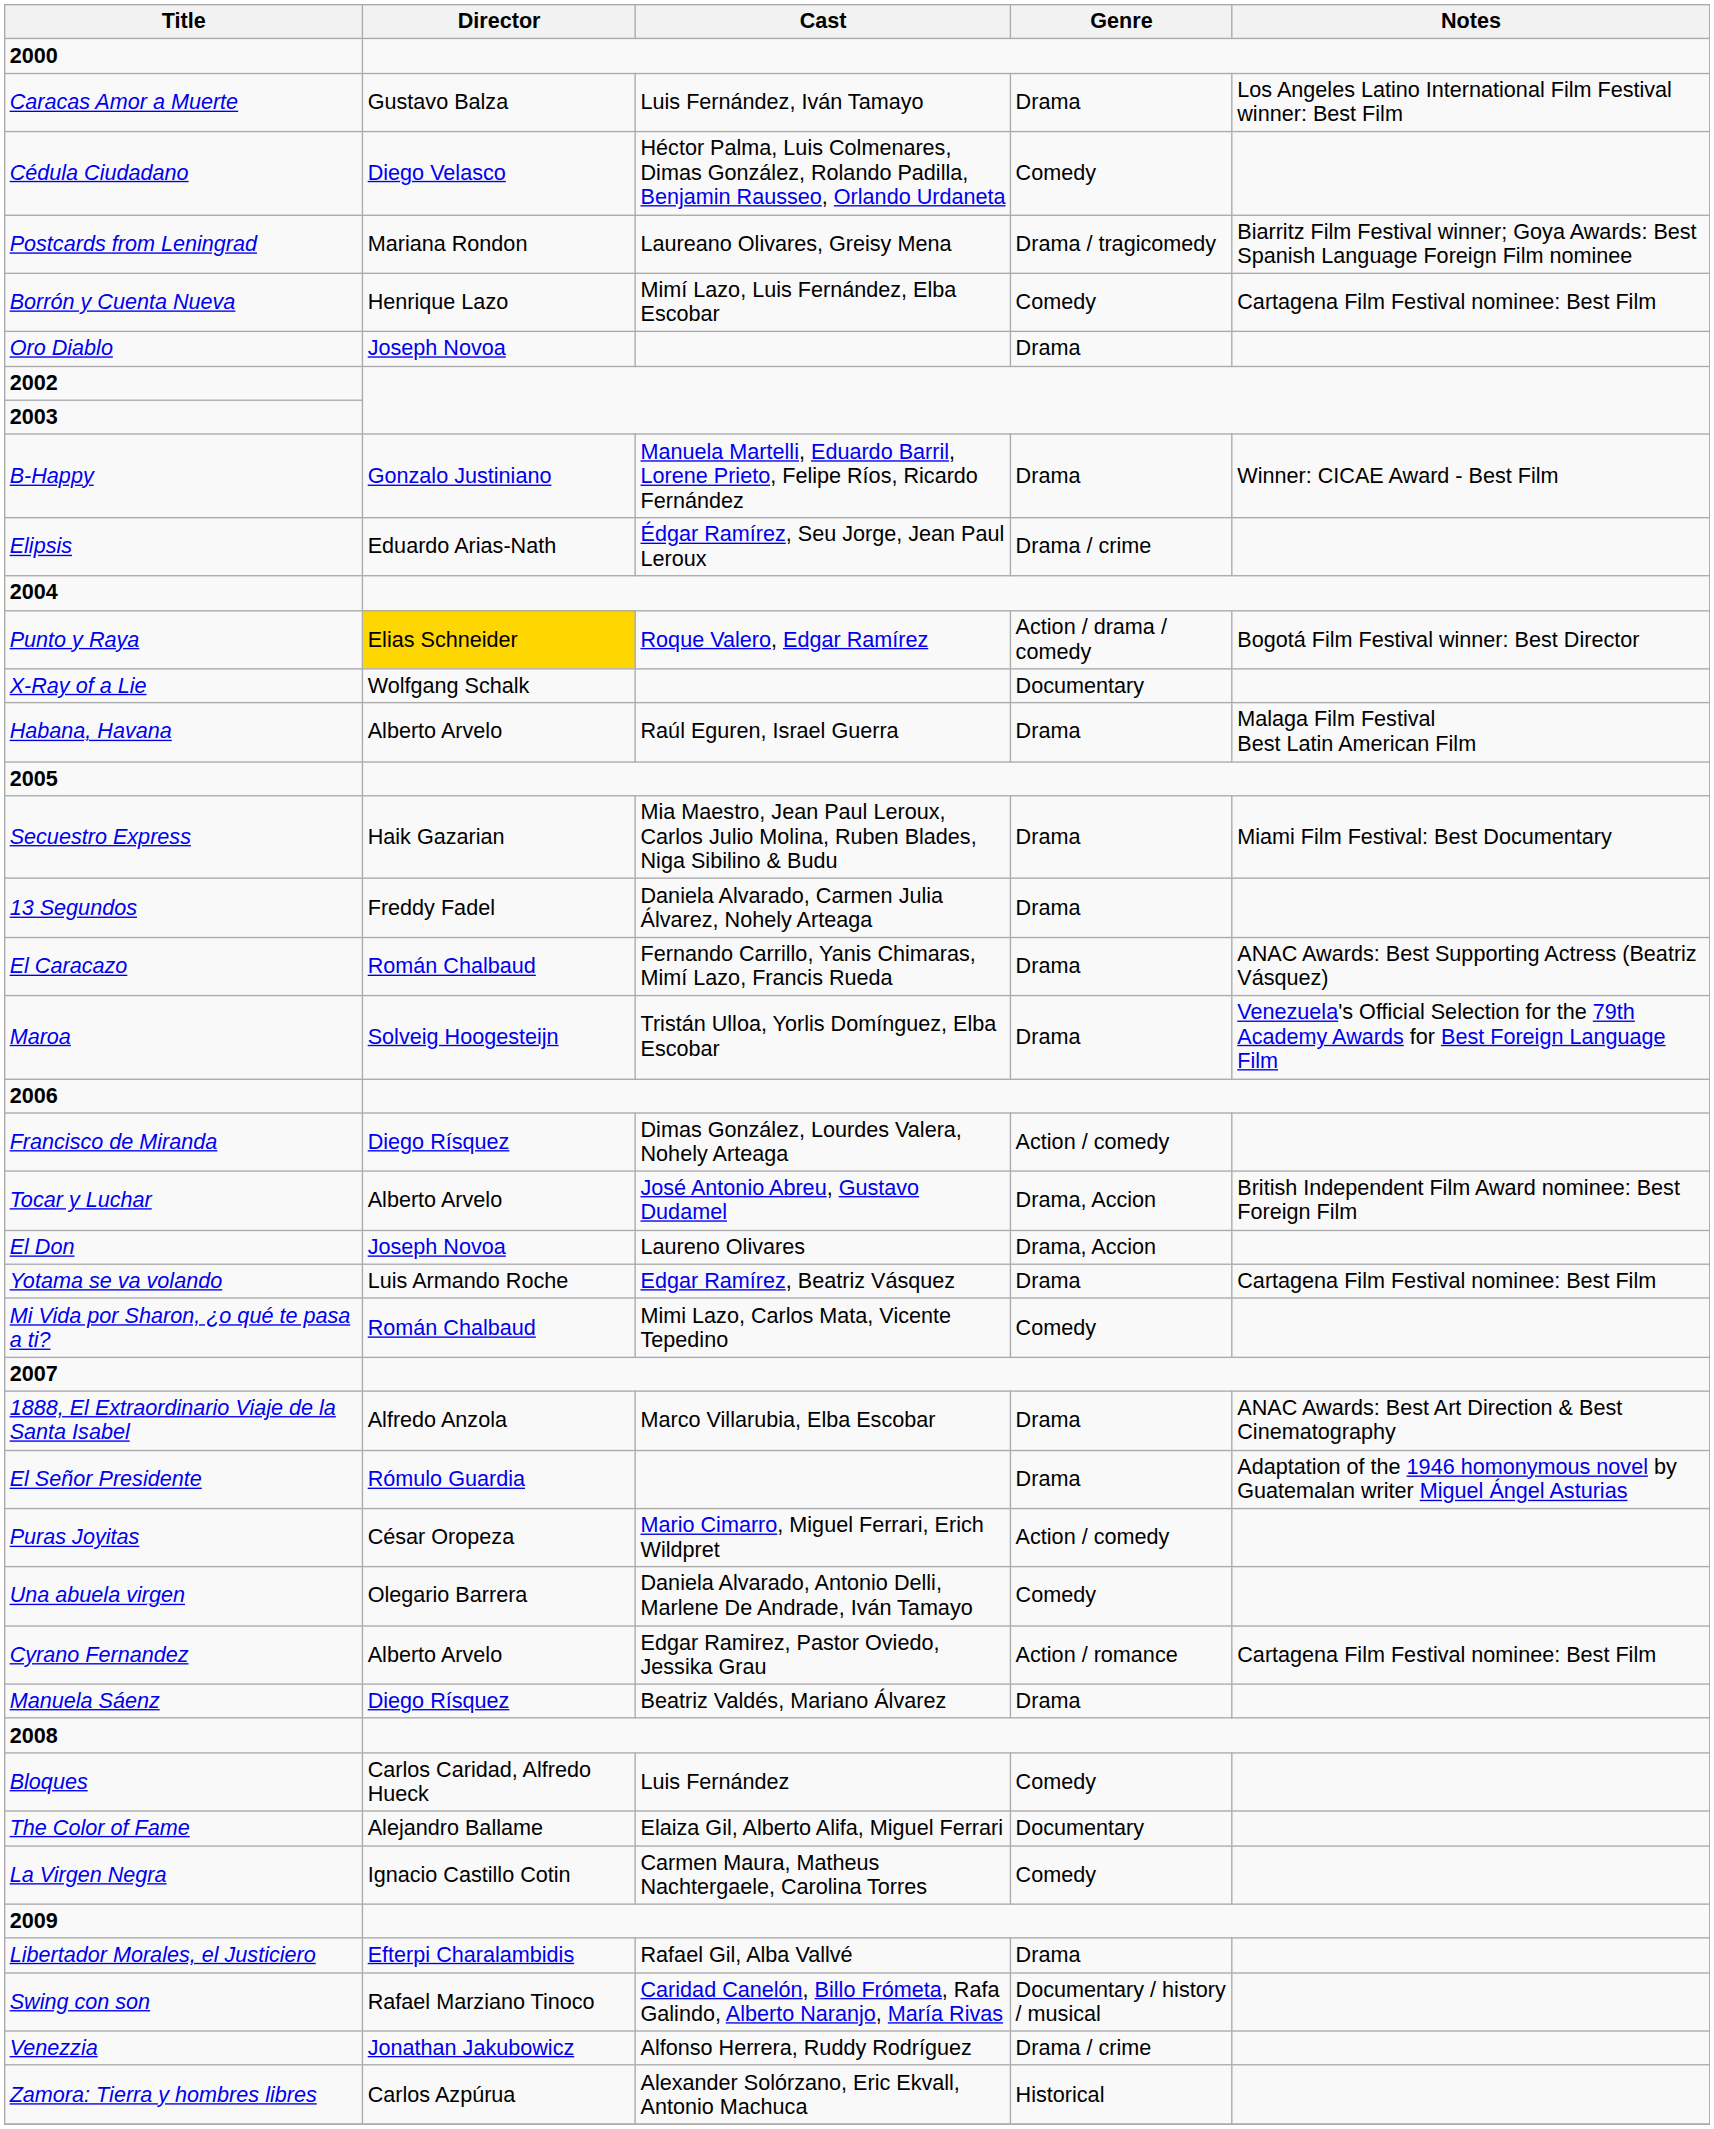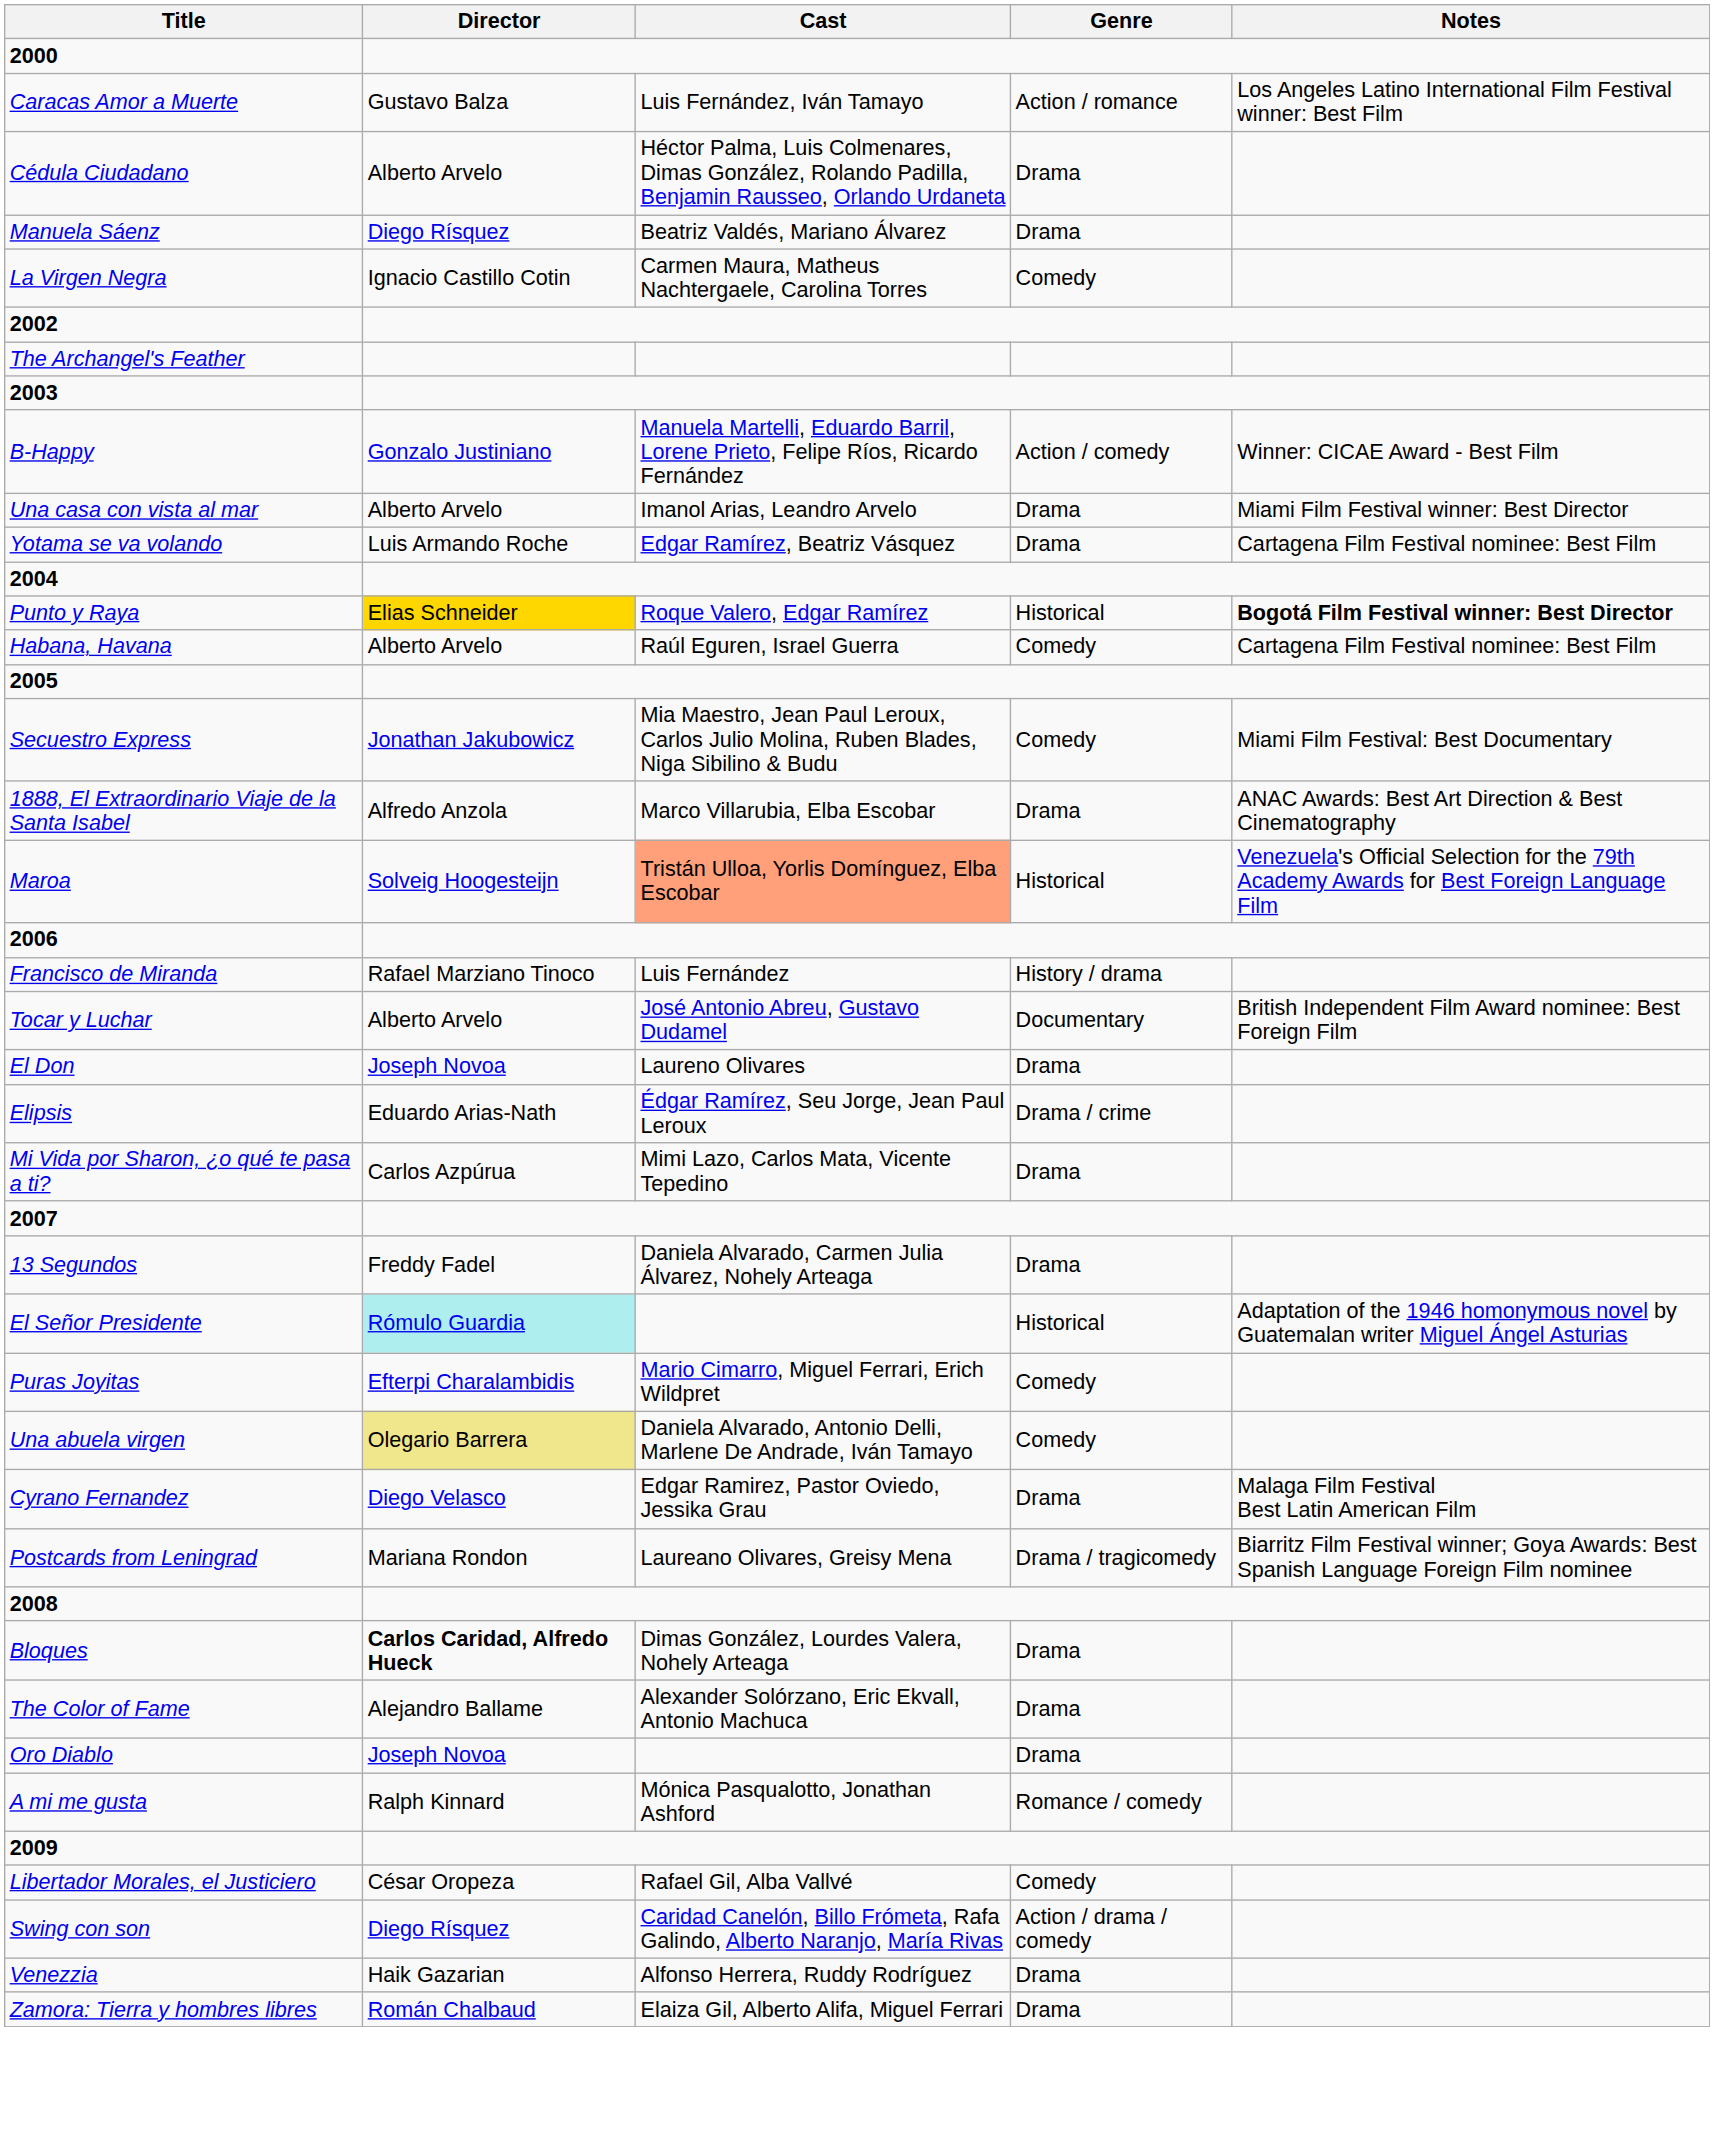(1048, 102) Drama -> (1097, 102) Action / romance
(437, 172) Diego Velasco -> (435, 172) Alberto Arvelo
(1056, 172) Comedy -> (1048, 172) Drama
rows swapped: (85, 1701) <-> (133, 243)
- row: (123, 302)
rows swapped: (61, 348) <-> (88, 1874)
+ row: (127, 358)
(1048, 475) Drama -> (1092, 451) Action / comedy
+ row: (134, 509)
rows swapped: (116, 1281) <-> (41, 546)
(1091, 639) Action / drama / comedy -> (1060, 612) Historical
(1438, 639) normal -> (1455, 612) bold
- row: (78, 685)
(1048, 732) Drama -> (1056, 647) Comedy
(1357, 732) Malaga Film Festival Best Latin American Film -> (1447, 647) Cartagena Film Festival nominee: Best Film
(436, 837) Haik Gazarian -> (471, 739) Jonathan Jakubowicz
(1048, 837) Drama -> (1056, 739) Comedy
rows swapped: (173, 1420) <-> (73, 907)
- row: (68, 966)
(818, 1036) no background -> (818, 881) lightsalmon background
(1048, 1036) Drama -> (1060, 881) Historical
(439, 1141) Diego Rísquez -> (481, 974) Rafael Marziano Tinoco
(801, 1141) Dimas González, Lourdes Valera, Nohely Arteaga -> (715, 974) Luis Fernández
(1092, 1141) Action / comedy -> (1089, 974) History / drama
(1086, 1200) Drama, Accion -> (1080, 1020) Documentary
(1086, 1246) Drama, Accion -> (1048, 1066) Drama
(452, 1327) Román Chalbaud -> (442, 1171) Carlos Azpúrua
(1056, 1327) Comedy -> (1048, 1171) Drama
(446, 1478) no background -> (446, 1323) paleturquoise background
(1048, 1478) Drama -> (1060, 1323) Historical
(441, 1537) César Oropeza -> (471, 1381) Efterpi Charalambidis
(1092, 1537) Action / comedy -> (1056, 1381) Comedy
(448, 1596) no background -> (448, 1440) khaki background
(435, 1654) Alberto Arvelo -> (437, 1498) Diego Velasco
(1097, 1654) Action / romance -> (1048, 1498) Drama
(1447, 1654) Cartagena Film Festival nominee: Best Film -> (1357, 1498) Malaga Film Festival Best Latin American Film
(479, 1781) normal -> (488, 1650) bold
(715, 1781) Luis Fernández -> (801, 1650) Dimas González, Lourdes Valera, Nohely Arteaga
(1056, 1781) Comedy -> (1048, 1650) Drama
(822, 1828) Elaiza Gil, Alberto Alifa, Miguel Ferrari -> (800, 1708) Alexander Solórzano, Eric Ekvall, Antonio Machuca
(1080, 1828) Documentary -> (1048, 1708) Drama
+ row: (78, 1801)
(471, 1955) Efterpi Charalambidis -> (441, 1882) César Oropeza
(1048, 1955) Drama -> (1056, 1882) Comedy
(481, 2001) Rafael Marziano Tinoco -> (439, 1928) Diego Rísquez
(1121, 2001) Documentary / history / musical -> (1091, 1928) Action / drama / comedy
(471, 2047) Jonathan Jakubowicz -> (436, 1975) Haik Gazarian
(1083, 2047) Drama / crime -> (1048, 1975) Drama
(442, 2094) Carlos Azpúrua -> (452, 2009) Román Chalbaud
(800, 2094) Alexander Solórzano, Eric Ekvall, Antonio Machuca -> (822, 2009) Elaiza Gil, Alberto Alifa, Miguel Ferrari
(1060, 2094) Historical -> (1048, 2009) Drama
